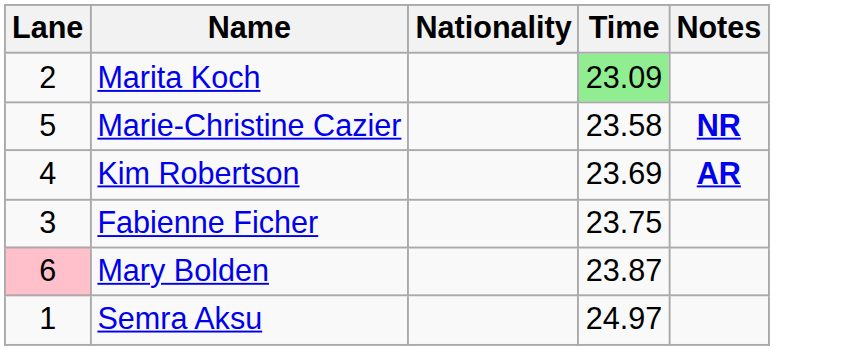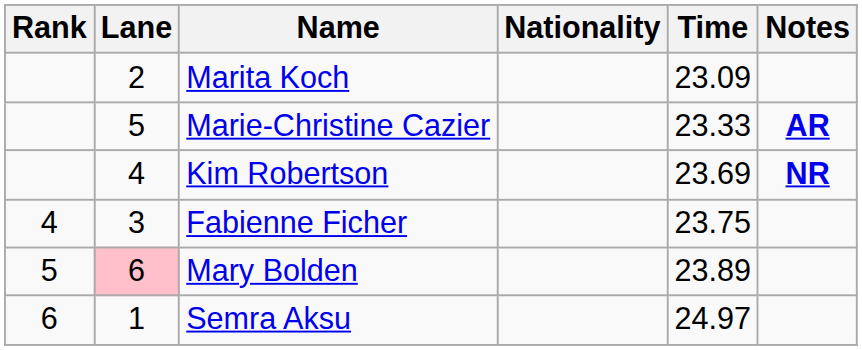+ column: (49, 28)
(624, 77) lightgreen background -> (713, 77) no background
(624, 125) 23.58 -> (713, 125) 23.33
(719, 125) NR -> (808, 125) AR
(719, 174) AR -> (808, 174) NR
(624, 271) 23.87 -> (713, 271) 23.89
